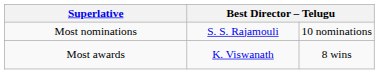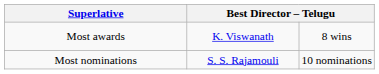rows swapped: (96, 54) <-> (96, 31)
